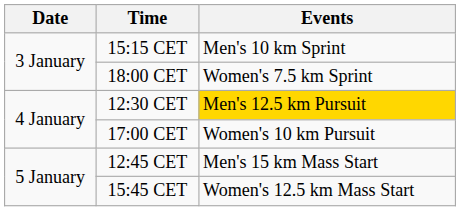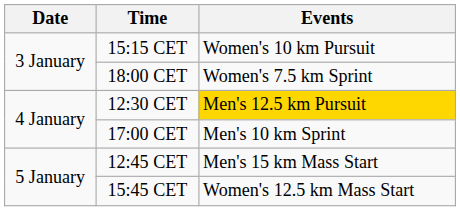(274, 47) Men's 10 km Sprint -> (289, 47) Women's 10 km Pursuit
(289, 133) Women's 10 km Pursuit -> (274, 133) Men's 10 km Sprint
